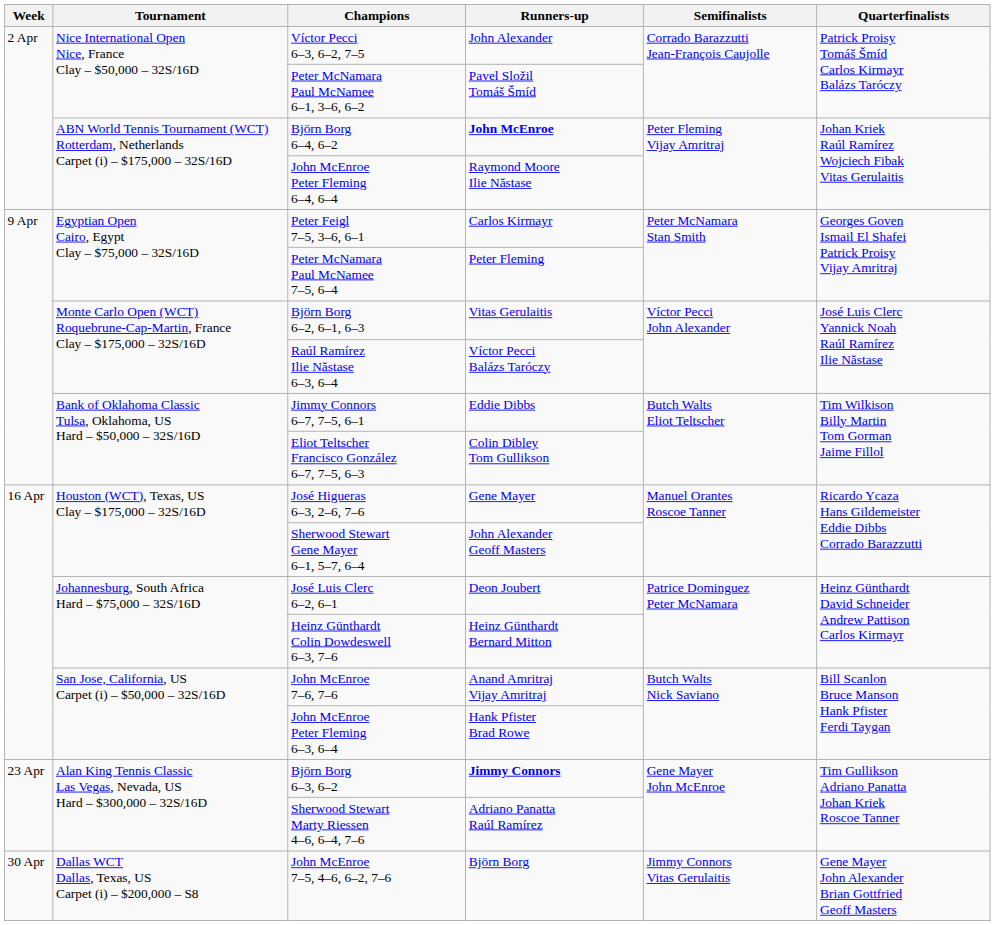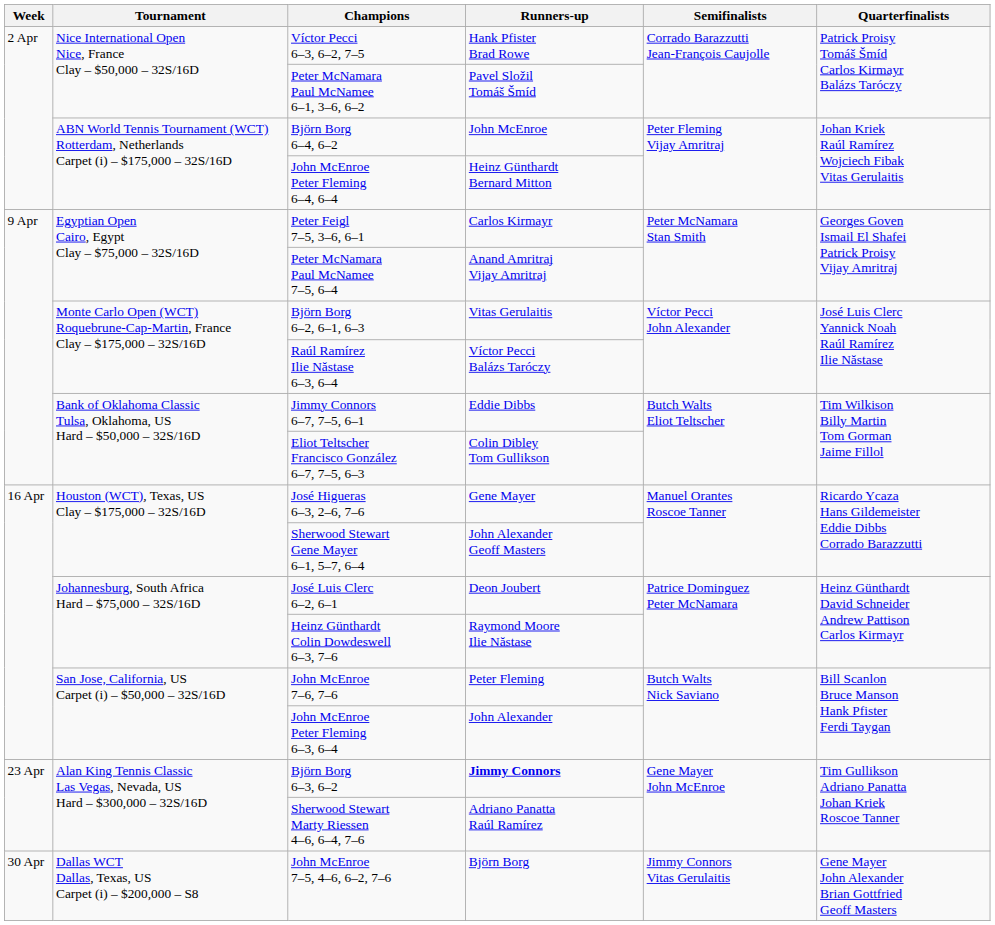(511, 37) John Alexander -> (502, 45) Hank Pfister Brad Rowe
(511, 129) bold -> (508, 129) normal
(514, 175) Raymond Moore Ilie Năstase -> (514, 175) Heinz Günthardt Bernard Mitton
(507, 258) Peter Fleming -> (511, 266) Anand Amritraj Vijay Amritraj
(514, 633) Heinz Günthardt Bernard Mitton -> (514, 633) Raymond Moore Ilie Năstase
(511, 687) Anand Amritraj Vijay Amritraj -> (507, 679) Peter Fleming
(502, 724) Hank Pfister Brad Rowe -> (511, 717) John Alexander
